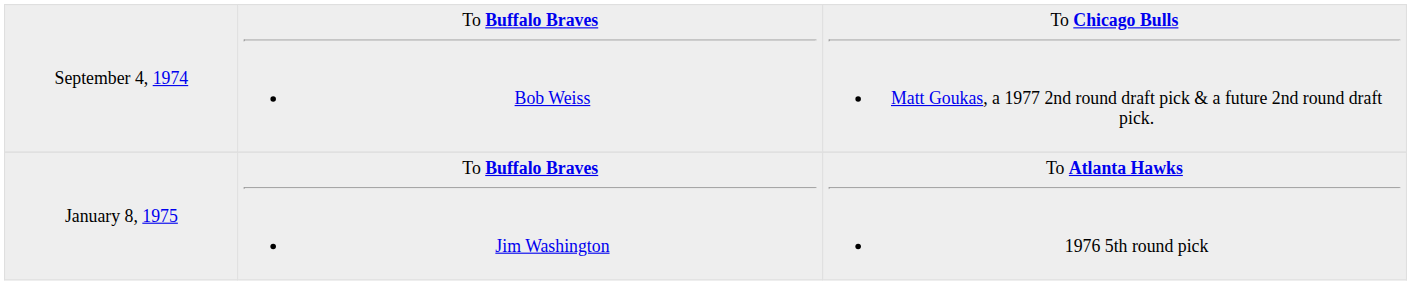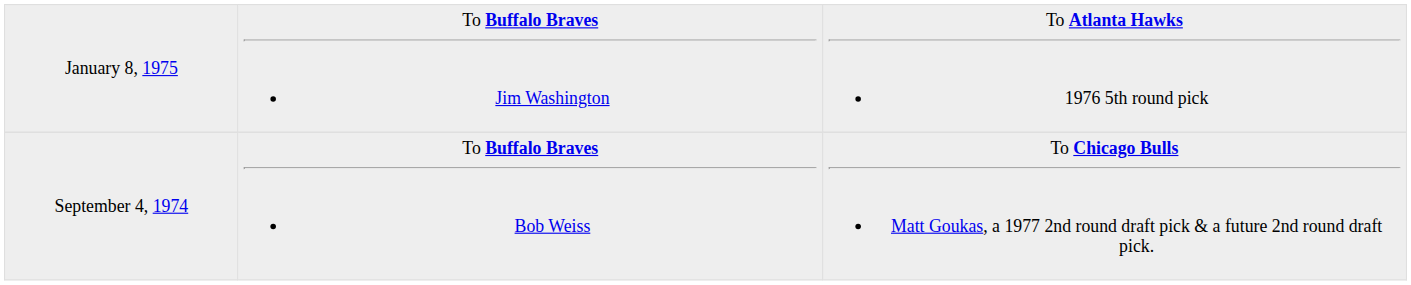rows swapped: (121, 78) <-> (121, 215)
